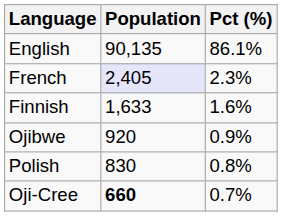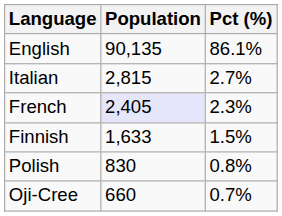+ row: (34, 78)
(231, 107) 1.6% -> (231, 136) 1.5%
- row: (37, 136)
(121, 195) bold -> (121, 195) normal
